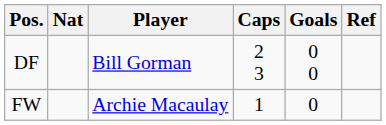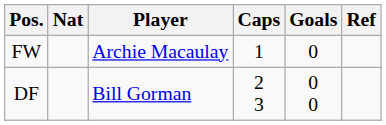rows swapped: (26, 62) <-> (26, 104)
